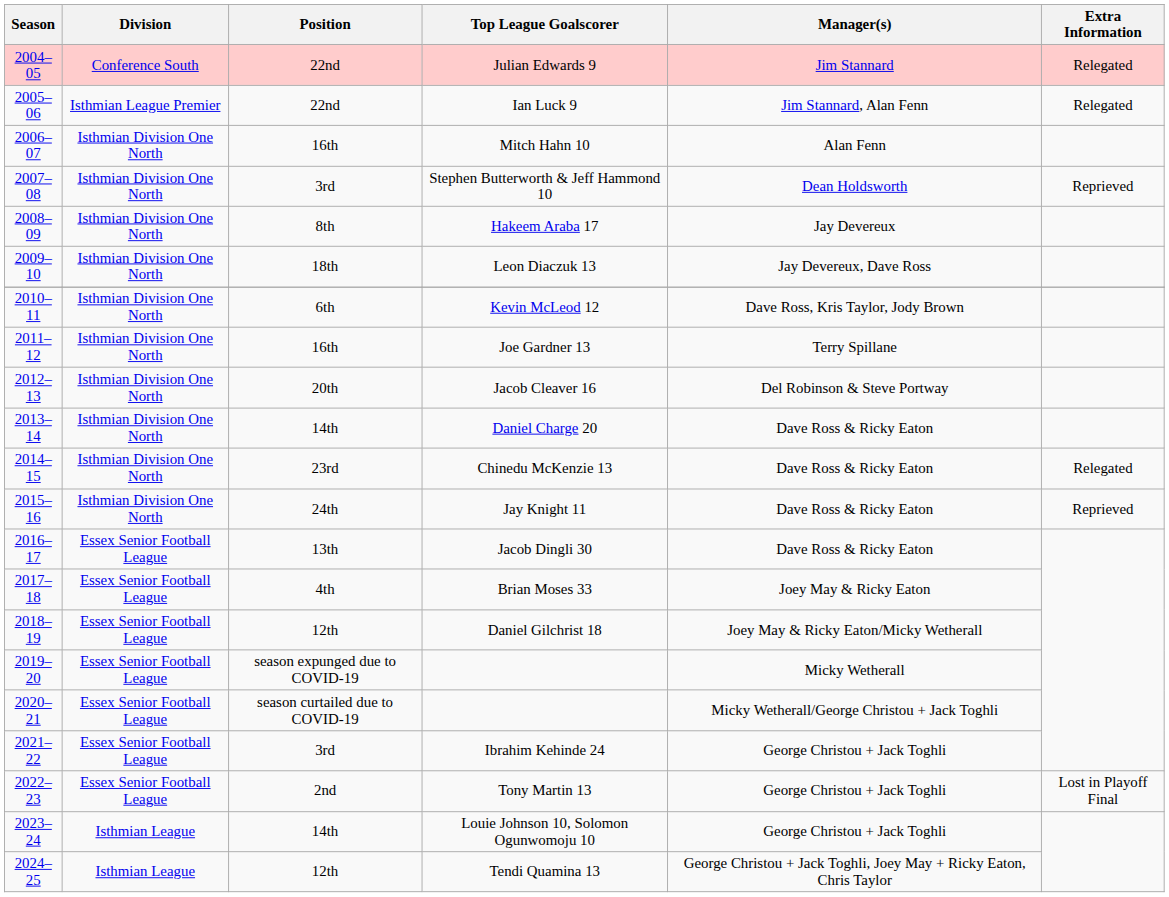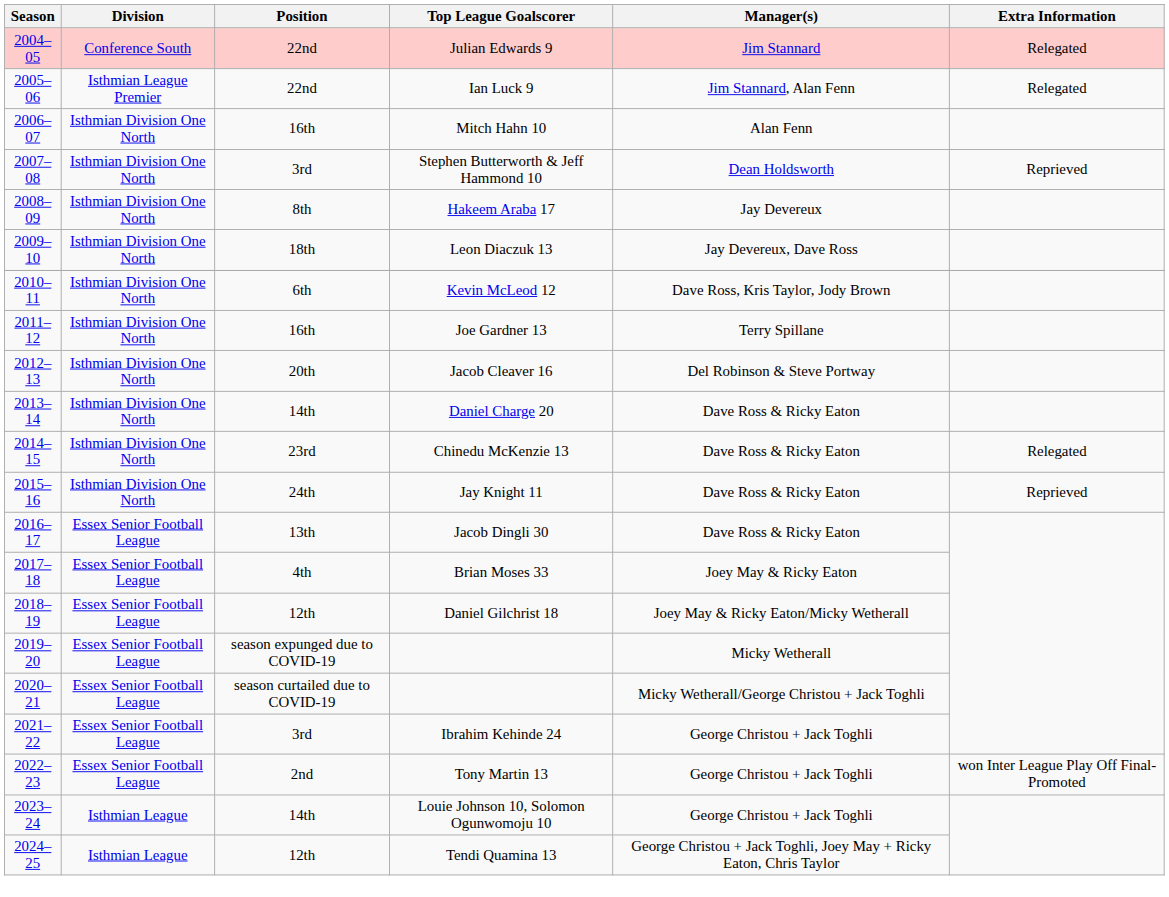(1103, 791) Lost in Playoff Final -> (1057, 774) won Inter League Play Off Final- Promoted
